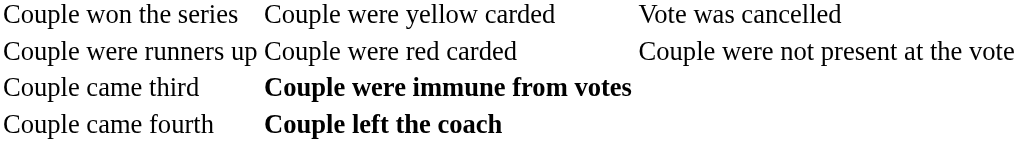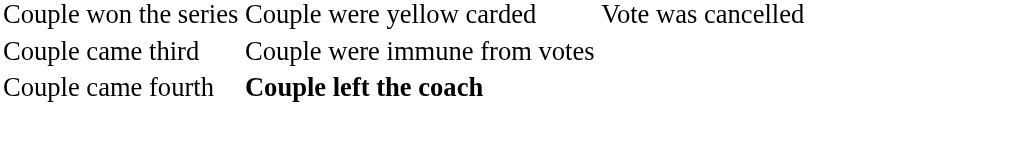- row: (130, 51)
(448, 87) bold -> (420, 51) normal
